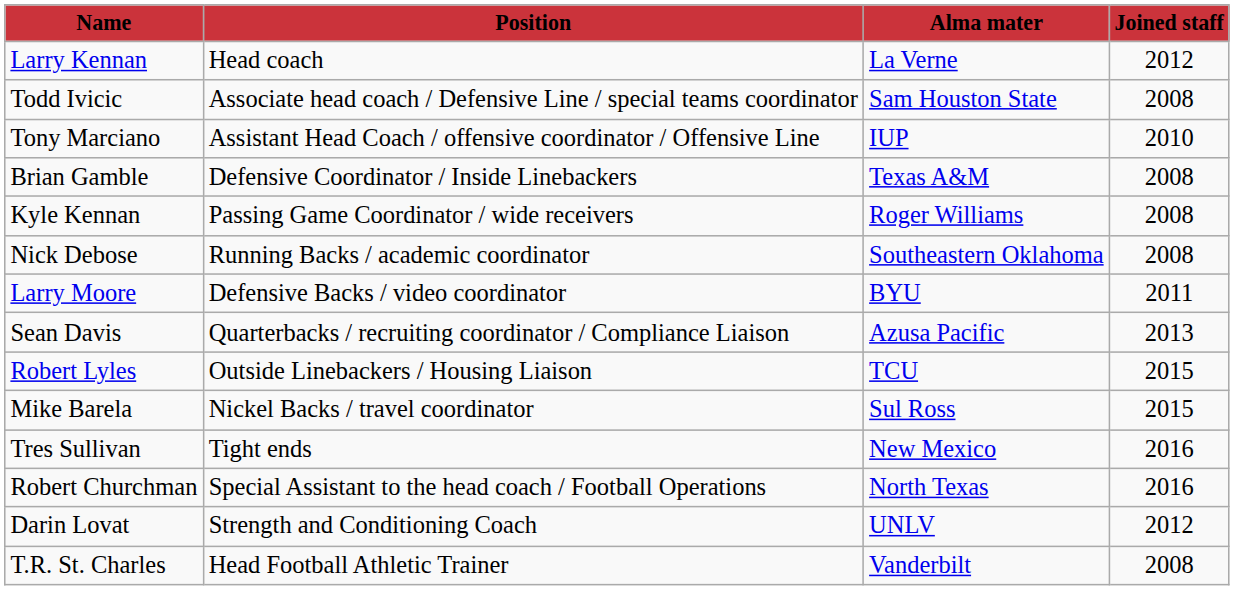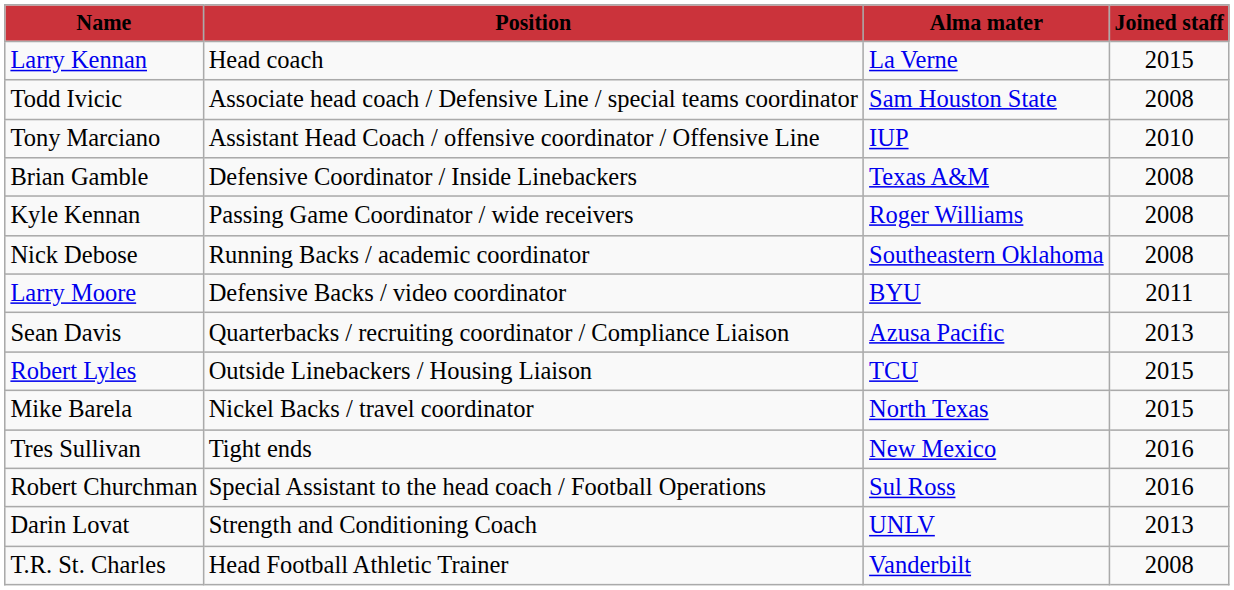(1169, 60) 2012 -> (1169, 60) 2015
(912, 409) Sul Ross -> (929, 409) North Texas
(929, 487) North Texas -> (912, 487) Sul Ross
(1169, 526) 2012 -> (1169, 526) 2013
